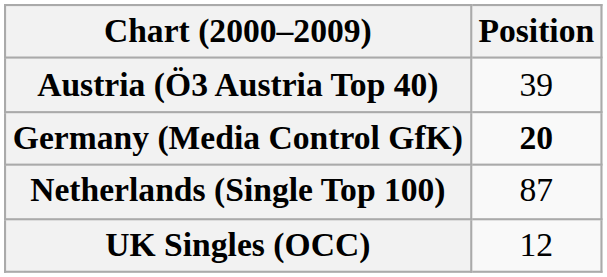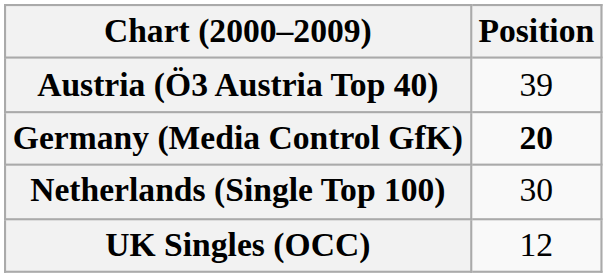(536, 191) 87 -> (536, 191) 30
